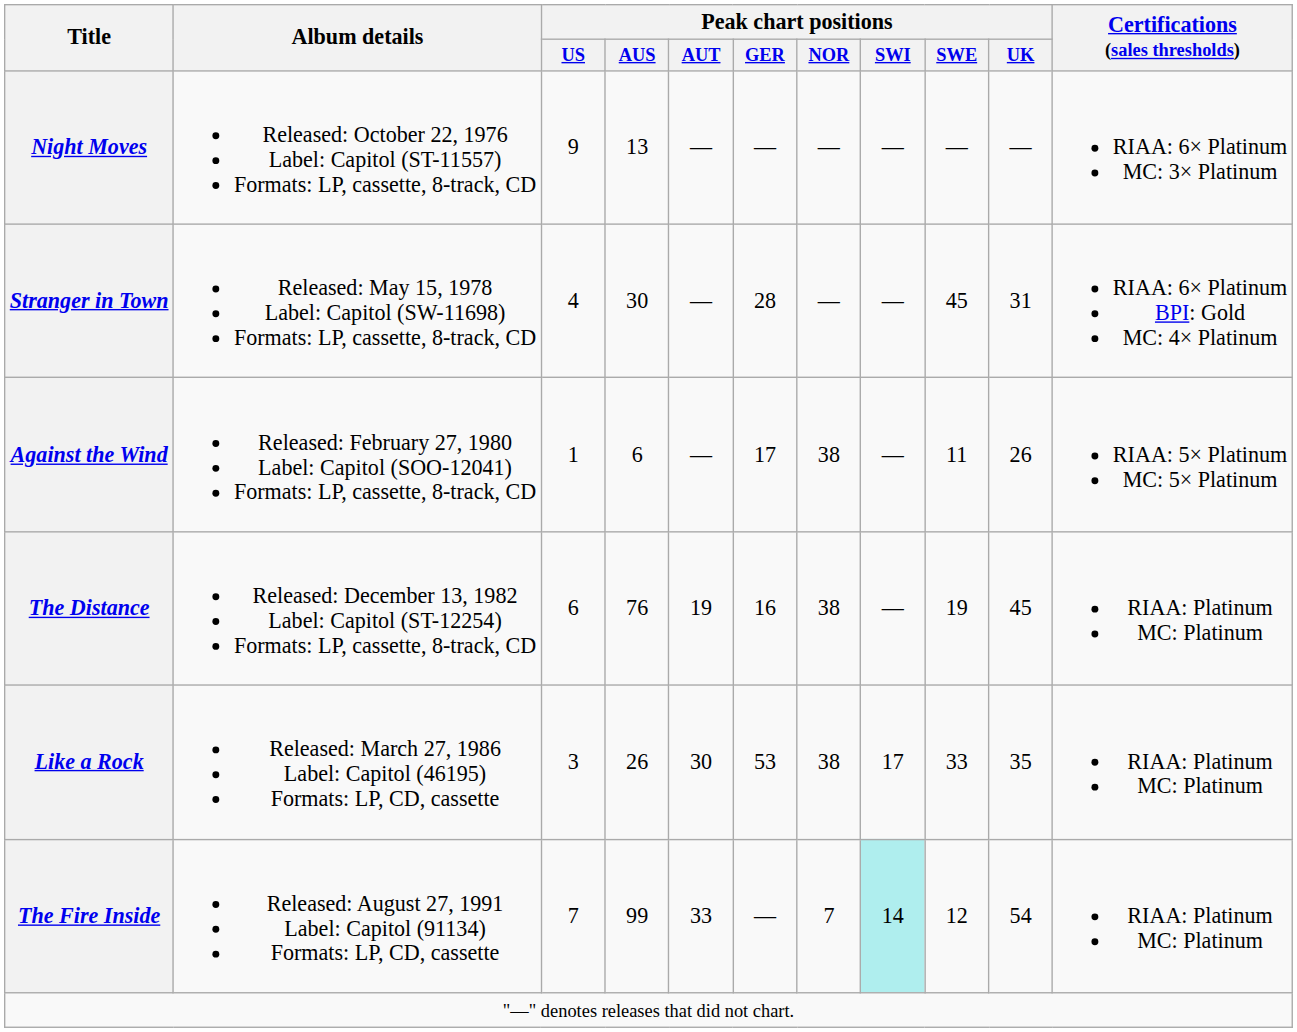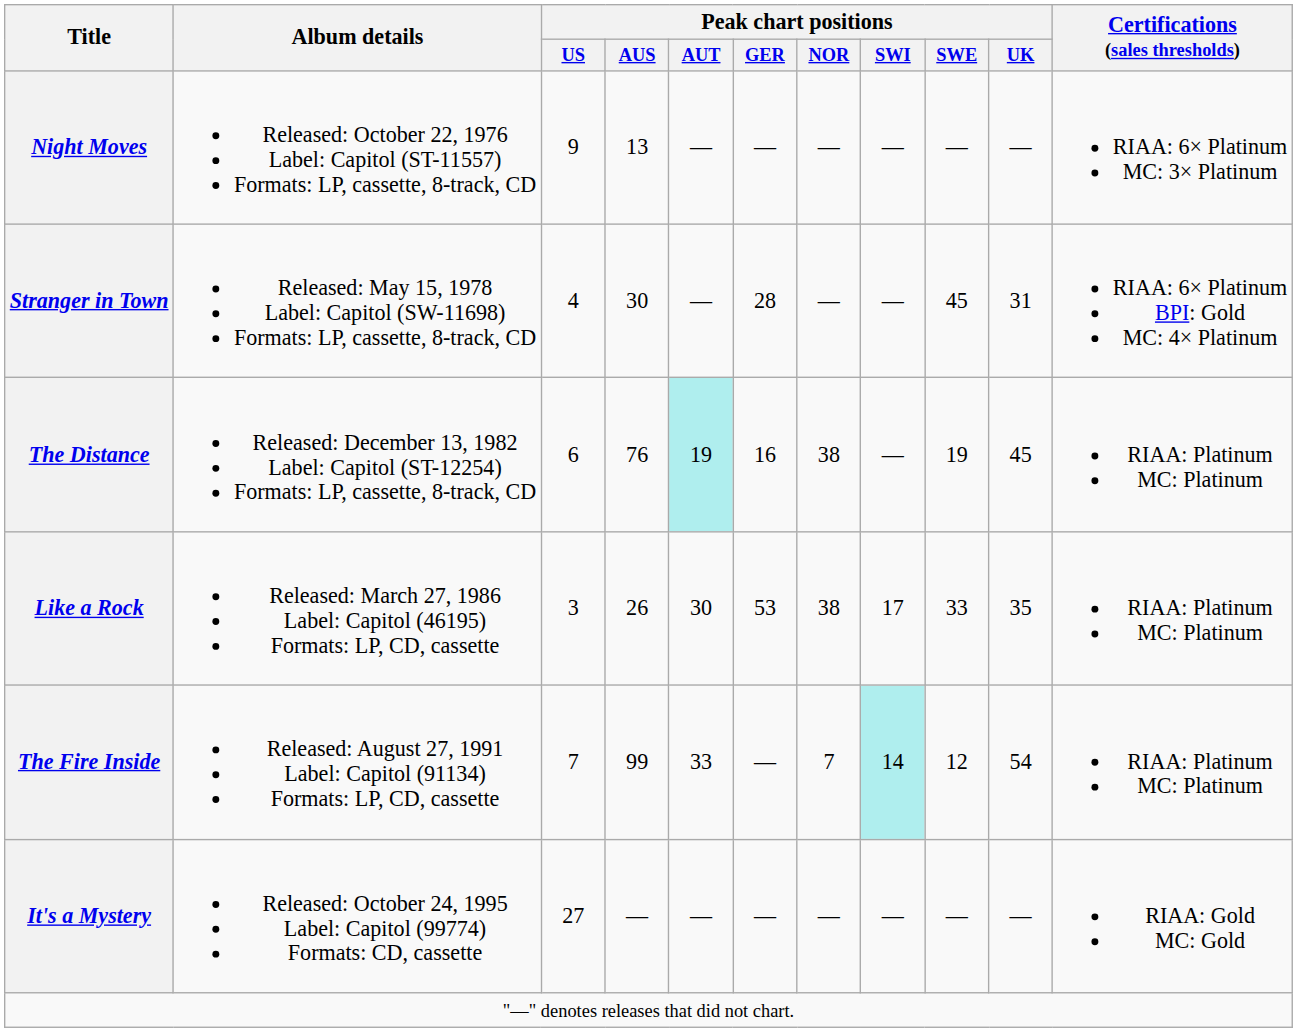- row: (89, 454)
(701, 608) no background -> (701, 454) paleturquoise background
+ row: (89, 915)
